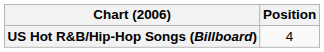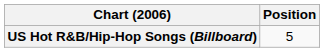(290, 36) 4 -> (290, 36) 5
